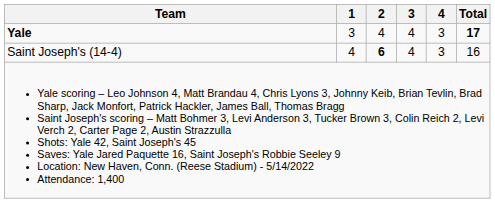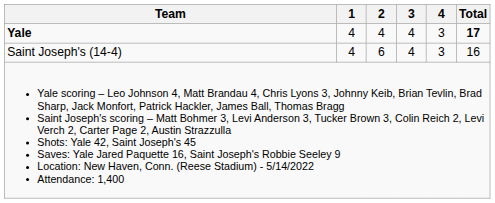(352, 33) 3 -> (352, 33) 4
(381, 52) bold -> (381, 52) normal
